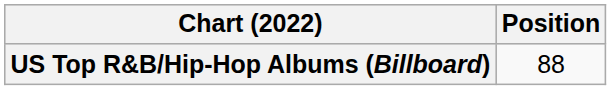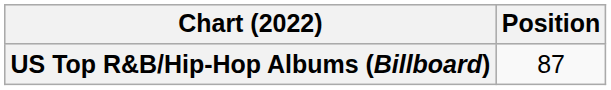(551, 63) 88 -> (551, 63) 87
